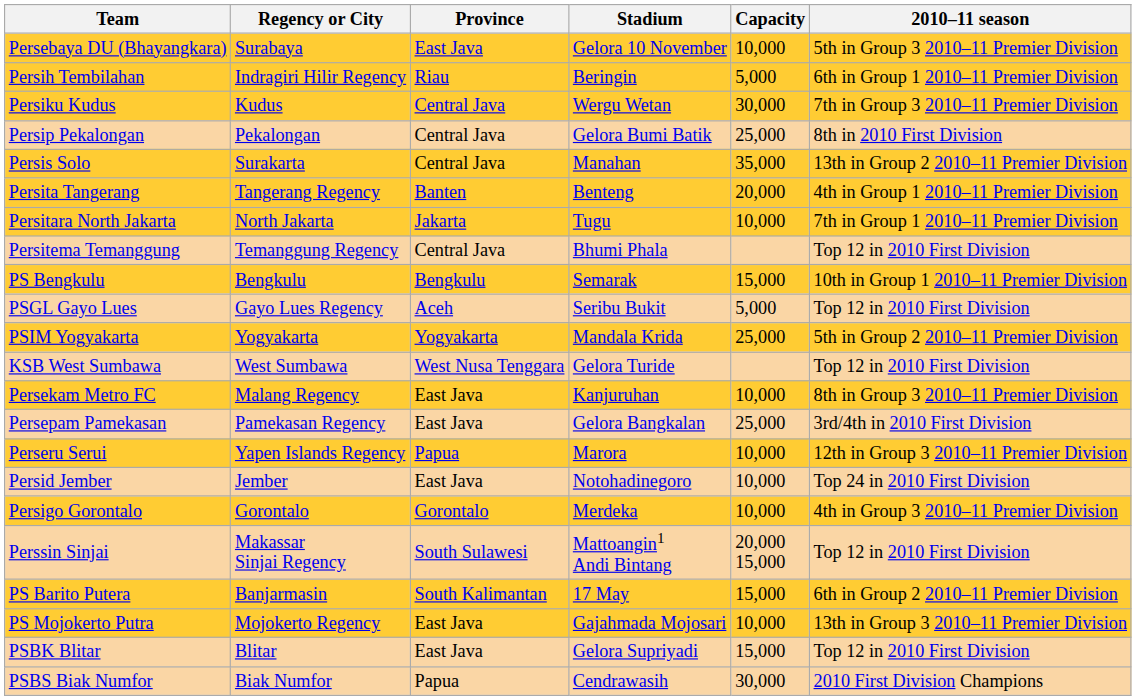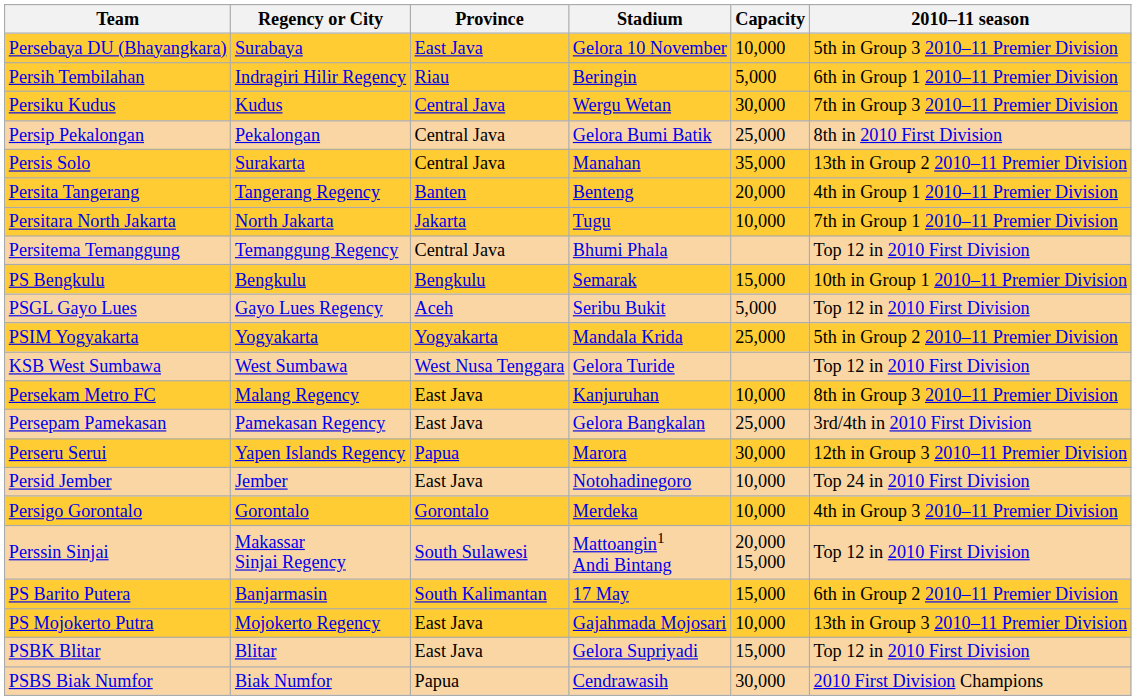(760, 452) 10,000 -> (760, 452) 30,000
